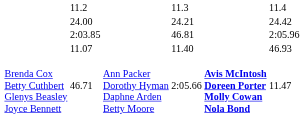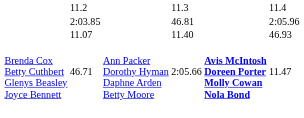- row: (36, 21)
